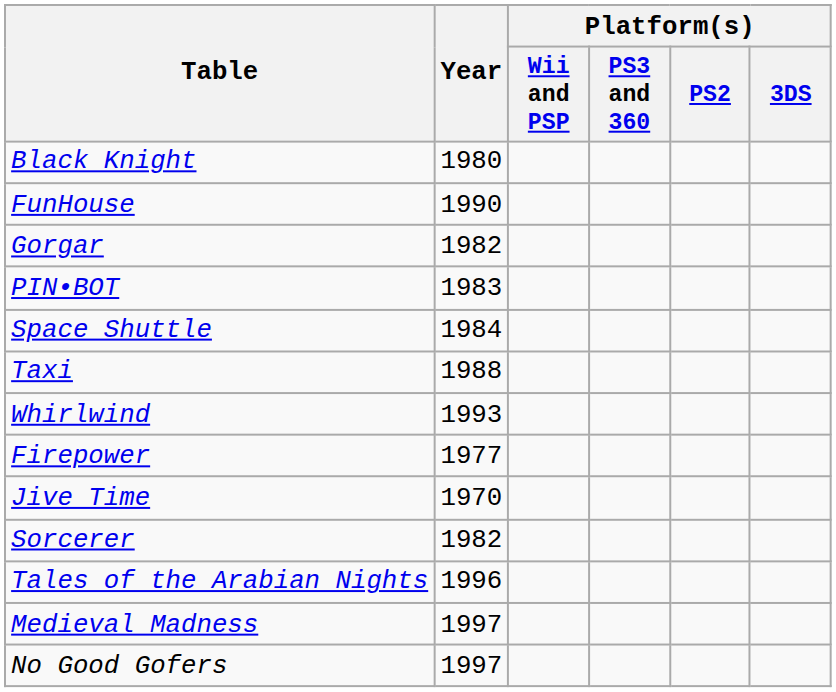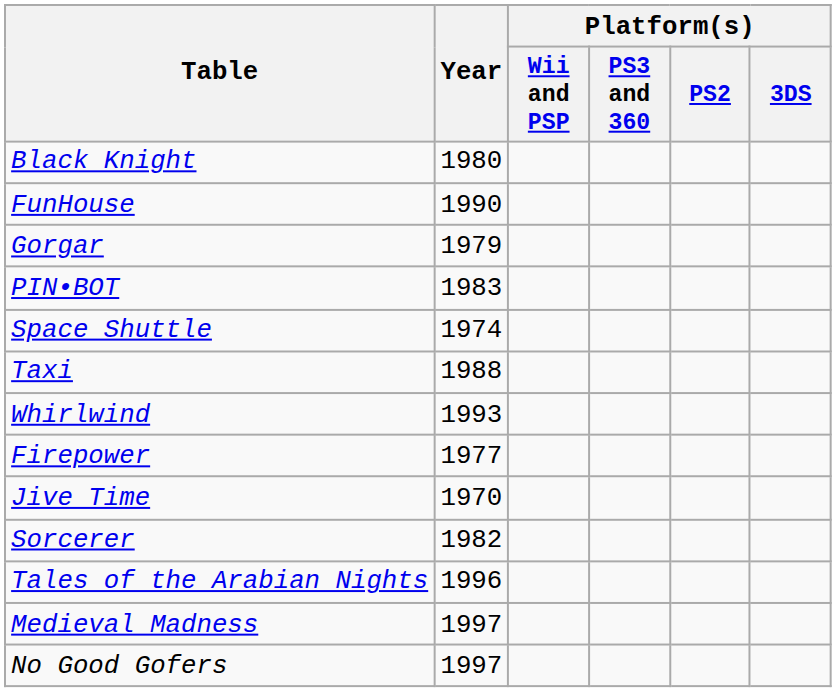(471, 246) 1982 -> (471, 246) 1979
(471, 330) 1984 -> (471, 330) 1974
